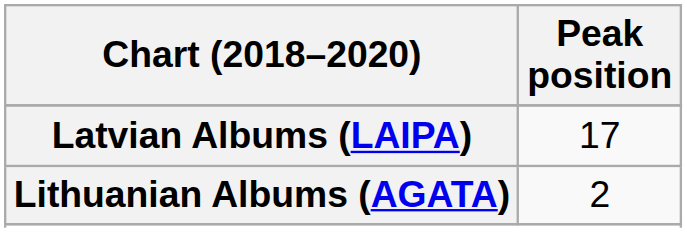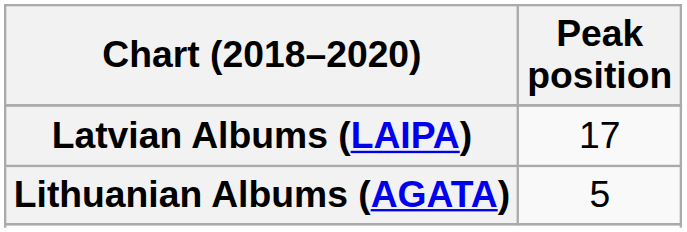(600, 194) 2 -> (600, 194) 5
